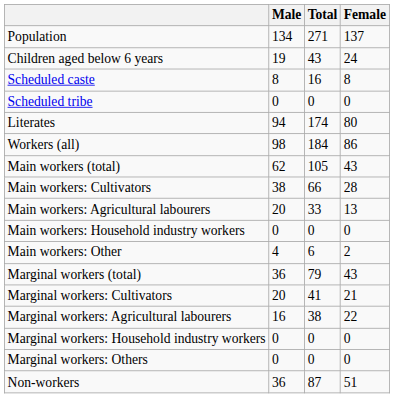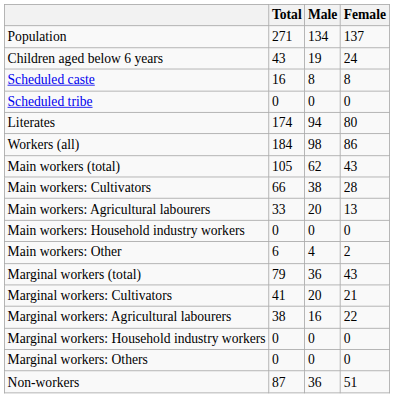columns swapped: (323, 15) <-> (287, 15)
